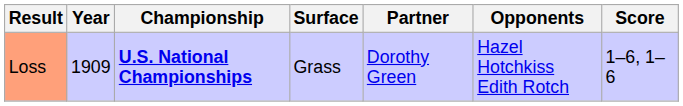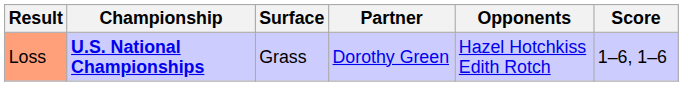- column: (91, 18)
